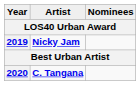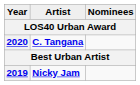rows swapped: (17, 42) <-> (17, 73)
